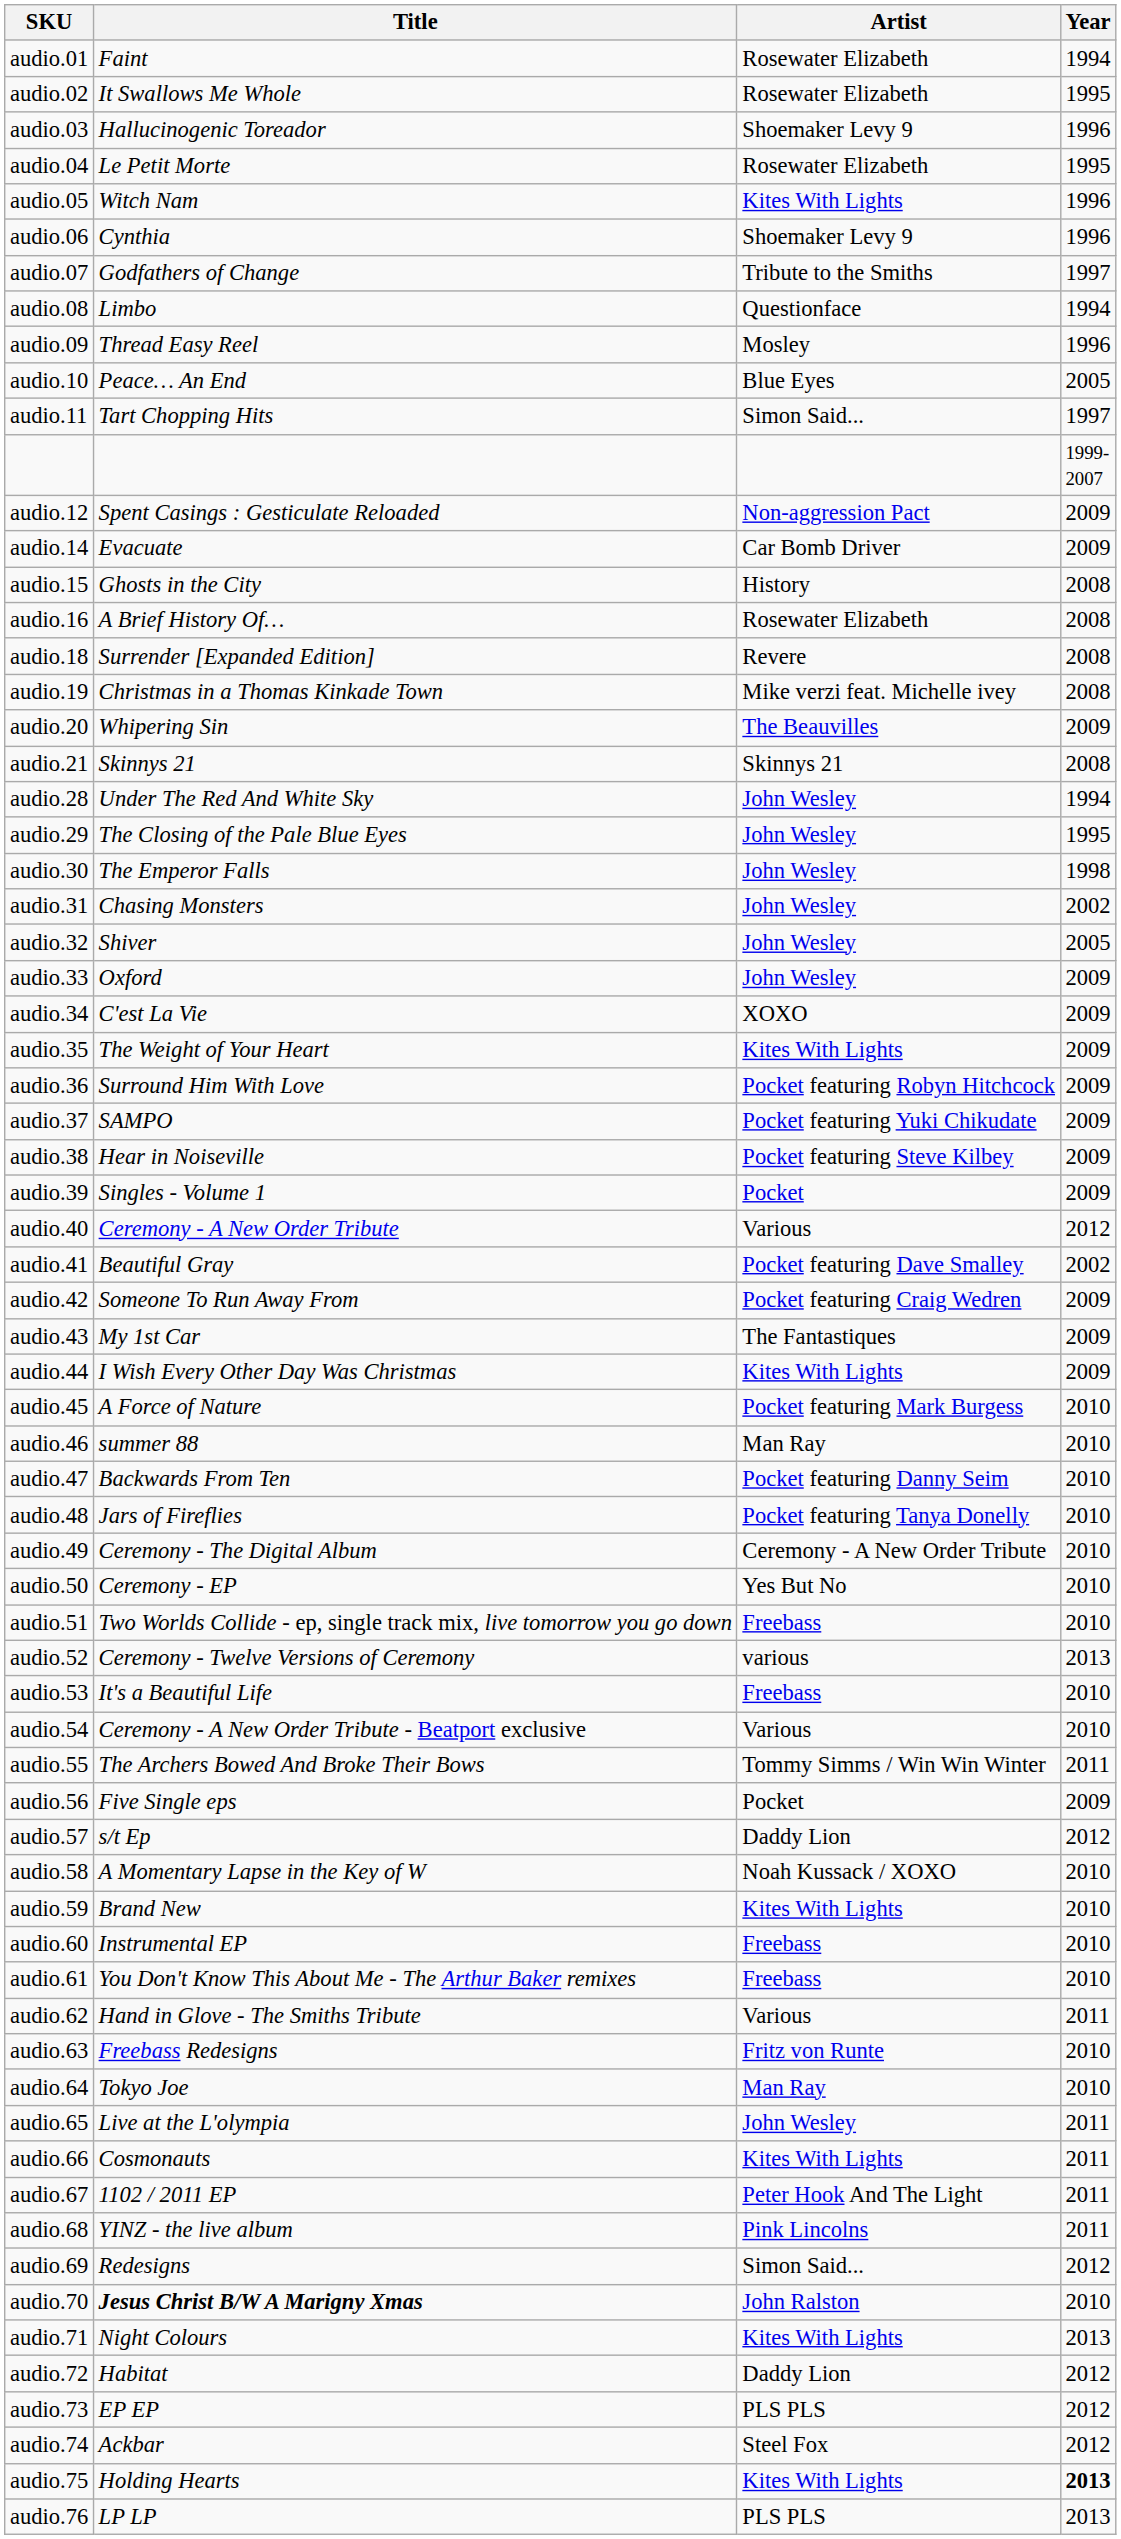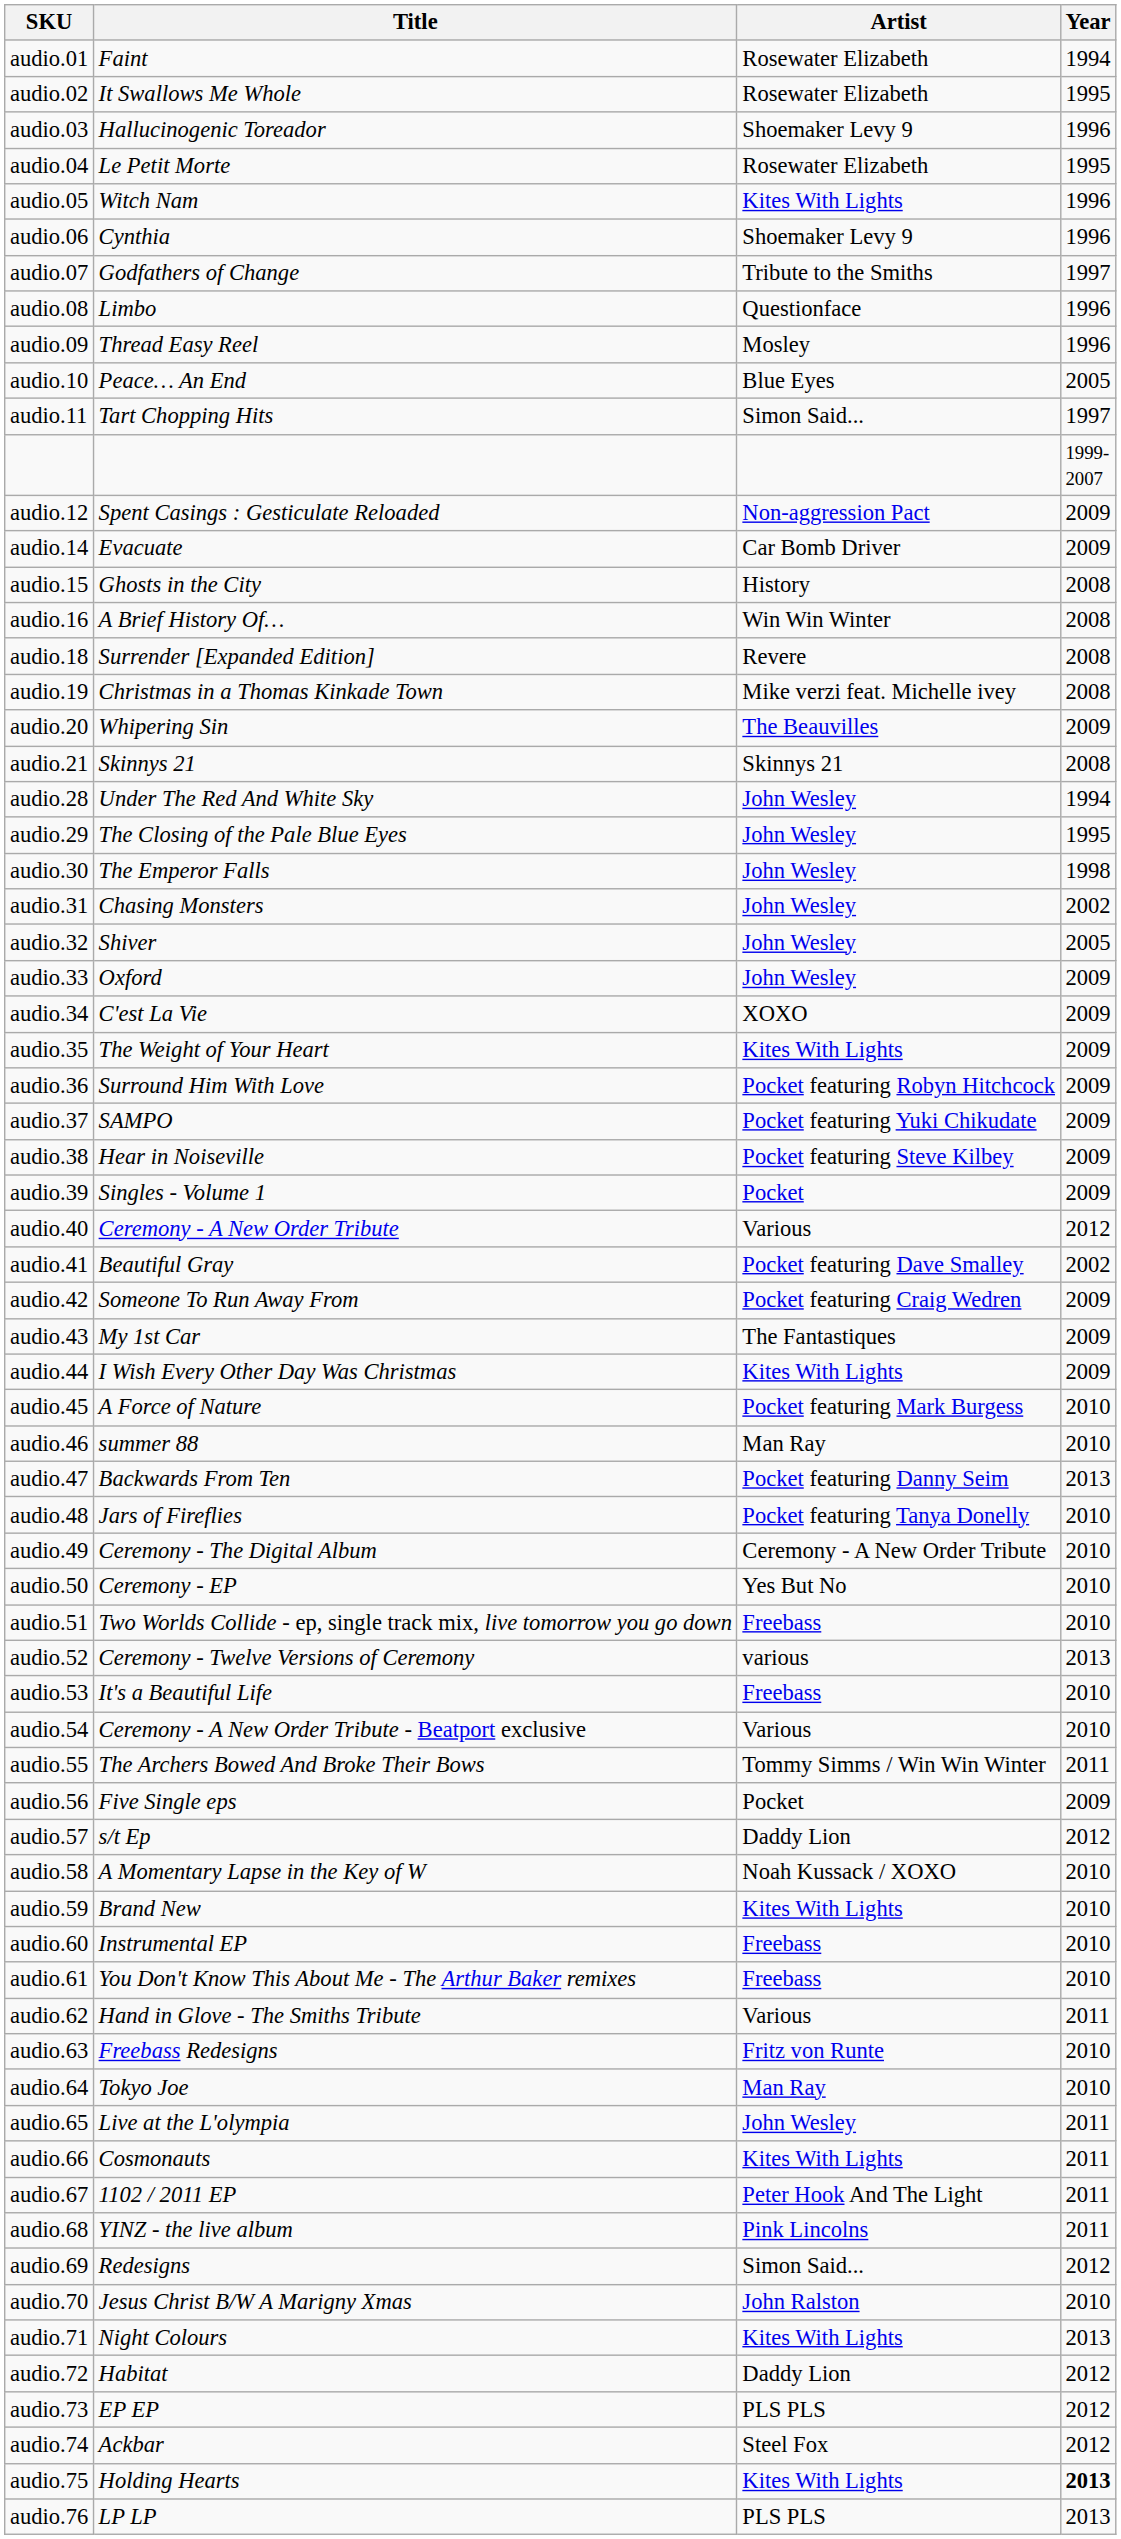(1088, 308) 1994 -> (1088, 308) 1996
(835, 620) Rosewater Elizabeth -> (816, 620) Win Win Winter
(1088, 1478) 2010 -> (1088, 1478) 2013
(261, 2301) bold -> (255, 2301) normal
